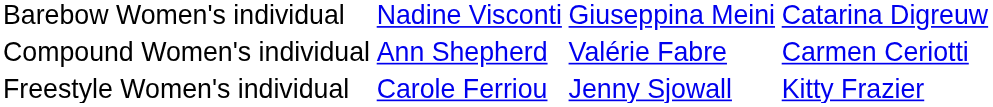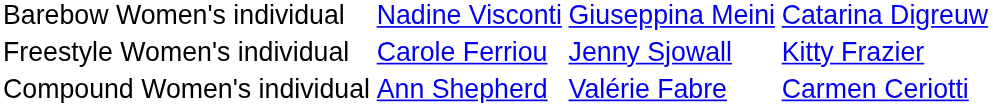rows swapped: (176, 89) <-> (187, 52)
